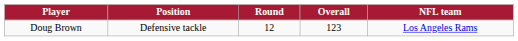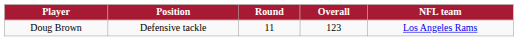(269, 28) 12 -> (269, 28) 11
